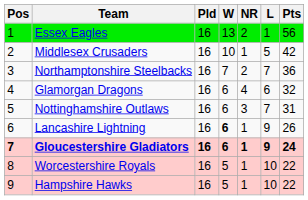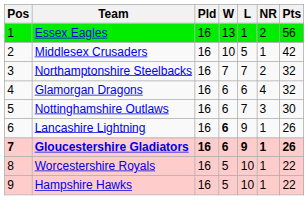columns swapped: (270, 14) <-> (249, 14)
(289, 71) 36 -> (289, 71) 32
(289, 109) 31 -> (289, 109) 30
(289, 147) 24 -> (289, 147) 26
